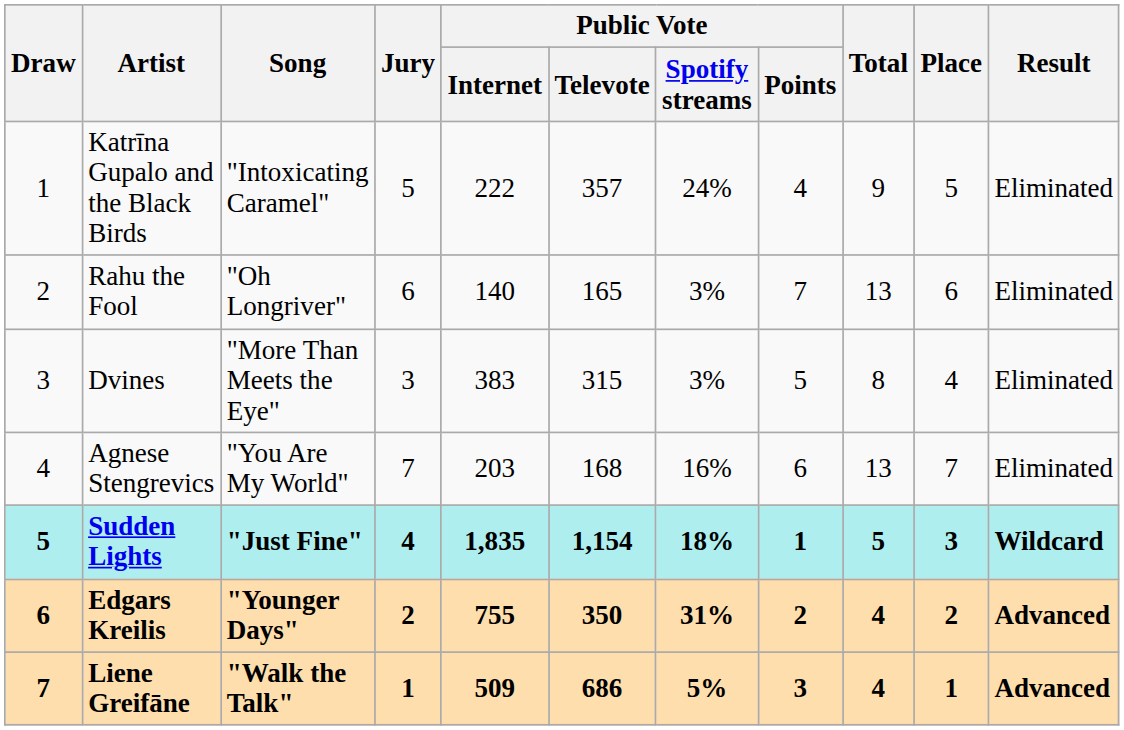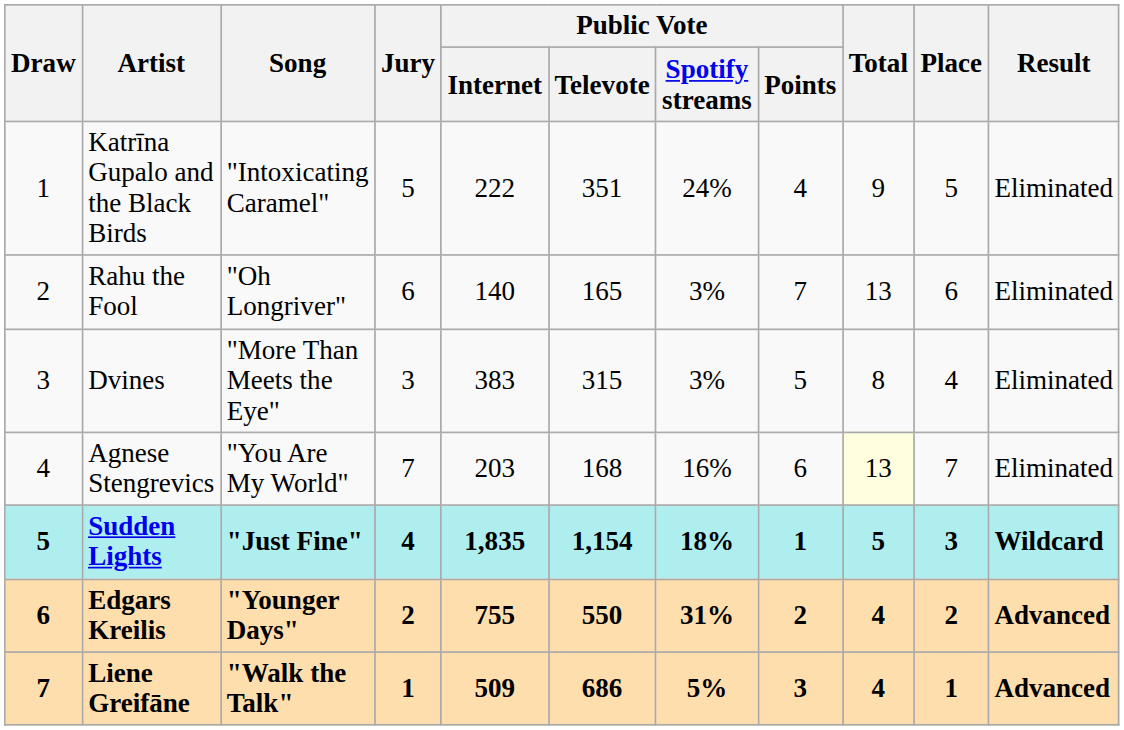(602, 187) 357 -> (602, 187) 351
(878, 468) no background -> (878, 468) lightyellow background
(602, 615) 350 -> (602, 615) 550
